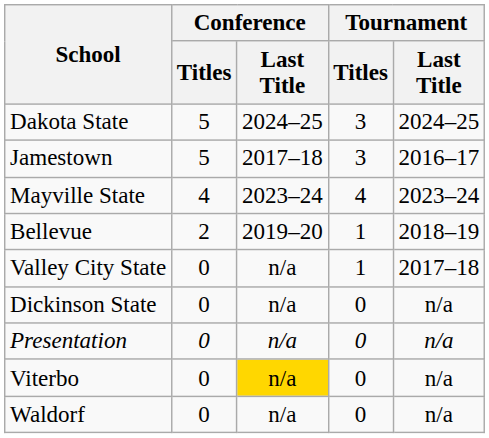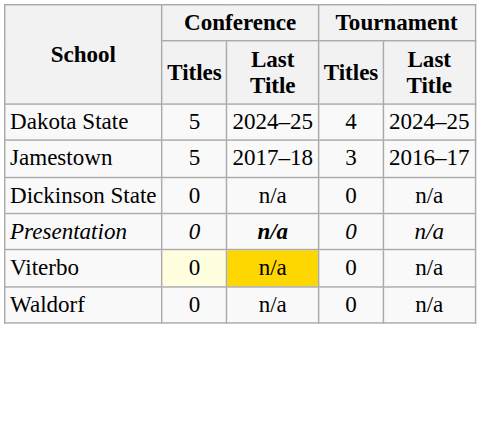(361, 121) 3 -> (351, 121) 4
- row: (78, 194)
- row: (51, 231)
- row: (88, 267)
(282, 341) normal -> (273, 231) bold
(204, 377) no background -> (195, 267) lightyellow background
